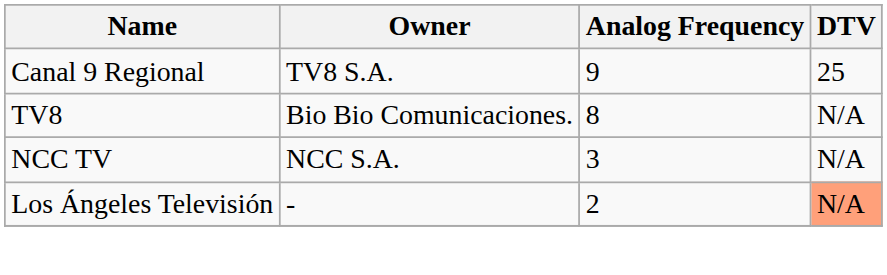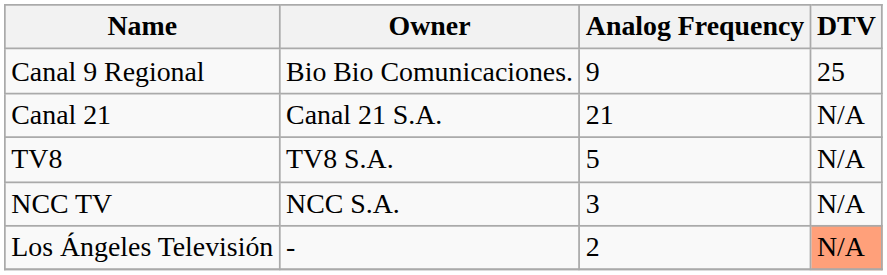(340, 70) TV8 S.A. -> (430, 70) Bio Bio Comunicaciones.
+ row: (61, 114)
(430, 114) Bio Bio Comunicaciones. -> (340, 159) TV8 S.A.
(593, 114) 8 -> (593, 159) 5
